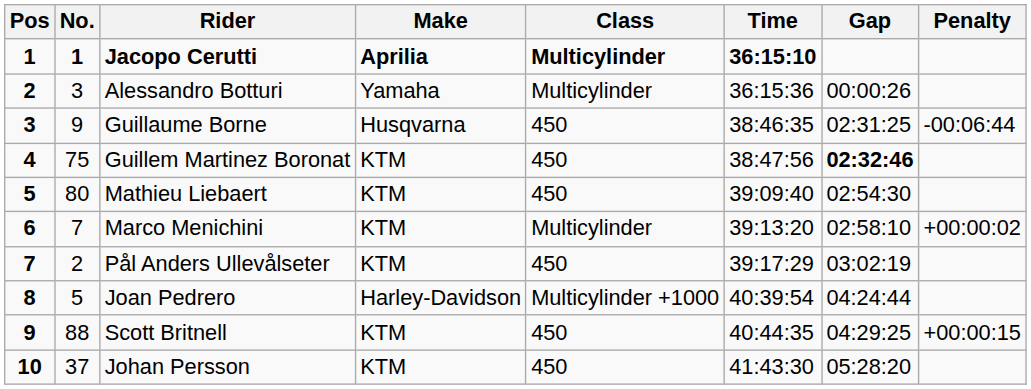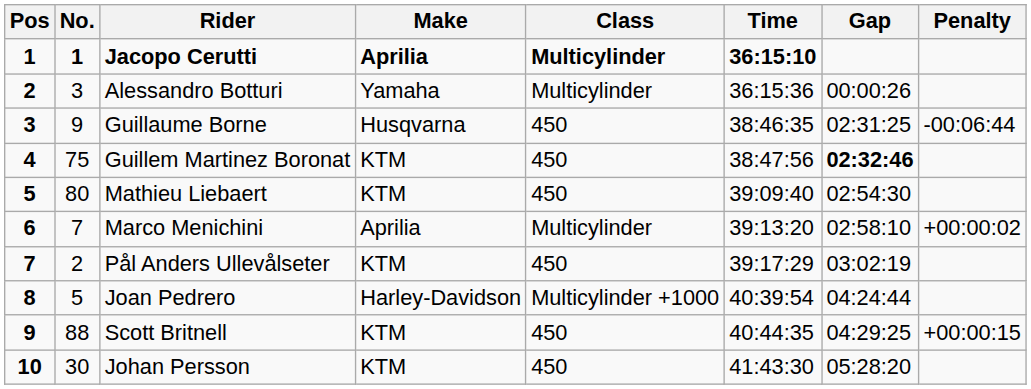(383, 228) KTM -> (390, 228) Aprilia
(77, 366) 37 -> (77, 366) 30
